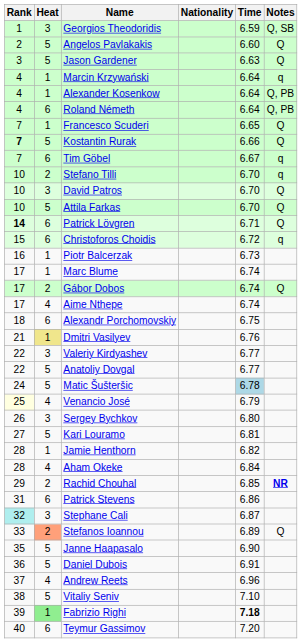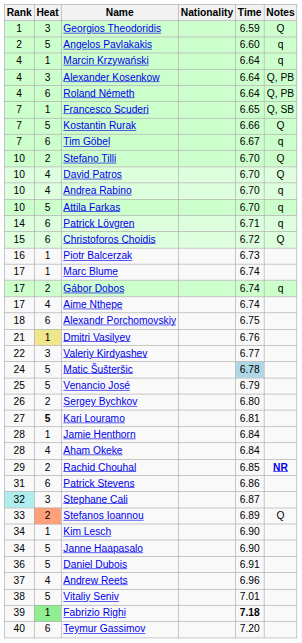(280, 28) Q, SB -> (281, 28) Q
(281, 45) Q -> (280, 45) q
- row: (100, 61)
(48, 93) 1 -> (48, 77) 3
(281, 126) Q -> (280, 110) Q, SB
(19, 142) bold -> (19, 126) normal
(280, 175) q -> (281, 158) Q
(48, 191) 3 -> (48, 175) 4
+ row: (98, 191)
(281, 207) Q -> (280, 207) q
(19, 223) bold -> (19, 223) normal
(281, 223) Q -> (280, 223) q
(280, 239) q -> (281, 239) Q
(281, 288) Q -> (280, 288) q
- row: (99, 369)
(19, 402) lightyellow background -> (19, 386) no background
(48, 402) 4 -> (48, 386) 5
(48, 418) 3 -> (48, 402) 2
(48, 434) normal -> (48, 418) bold
(250, 451) 6.82 -> (250, 434) 6.84
+ row: (87, 532)
(19, 548) 35 -> (19, 548) 34
(250, 597) 7.10 -> (250, 597) 7.01
